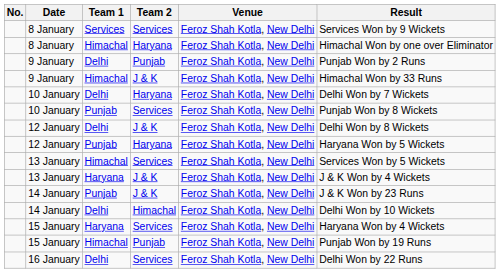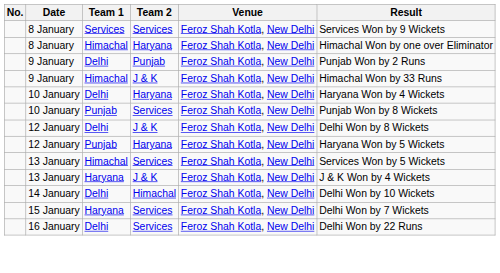(374, 95) Delhi Won by 7 Wickets -> (382, 95) Haryana Won by 4 Wickets
- row: (54, 194)
(382, 227) Haryana Won by 4 Wickets -> (374, 210) Delhi Won by 7 Wickets
- row: (54, 243)
